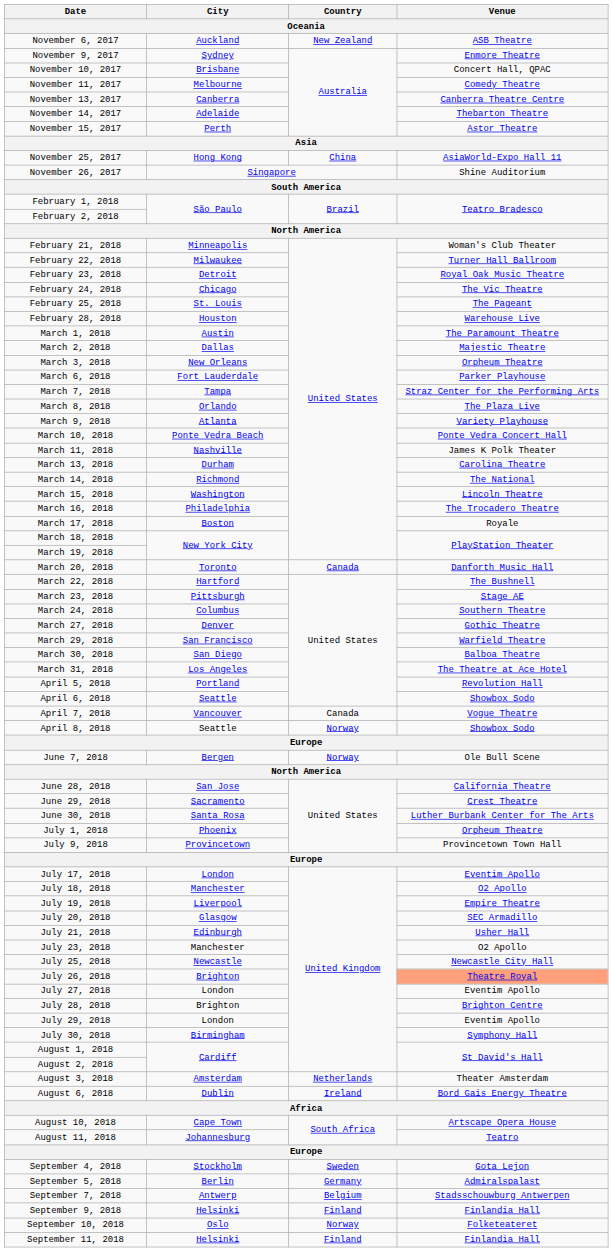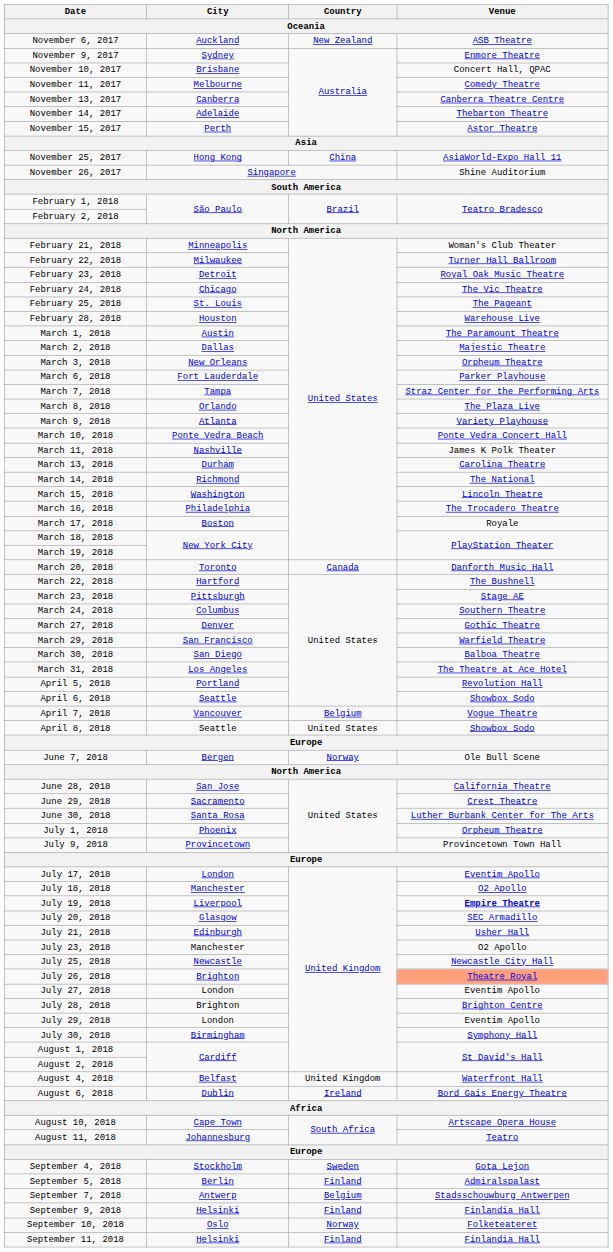(343, 713) Canada -> (343, 713) Belgium
(343, 728) Norway -> (343, 728) United States
(502, 903) normal -> (502, 903) bold
- row: (75, 1079)
+ row: (75, 1079)
(343, 1181) Germany -> (343, 1181) Finland
